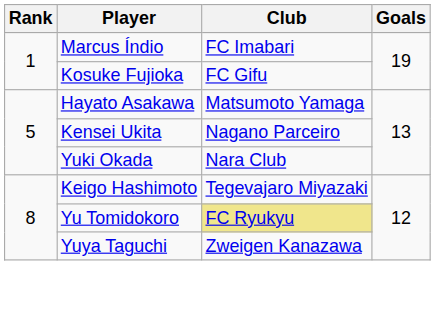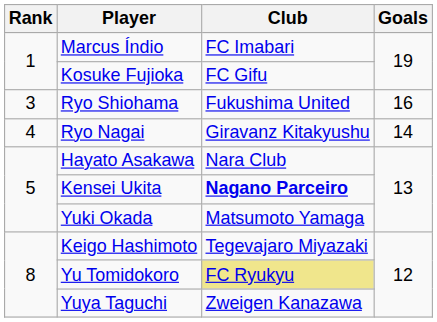+ row: (120, 103)
+ row: (103, 132)
(285, 103) Matsumoto Yamaga -> (246, 160) Nara Club
(273, 132) normal -> (277, 189) bold
(246, 160) Nara Club -> (285, 217) Matsumoto Yamaga
